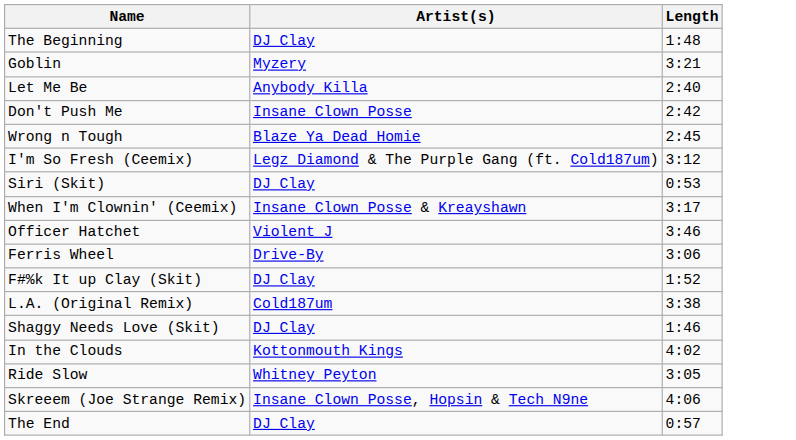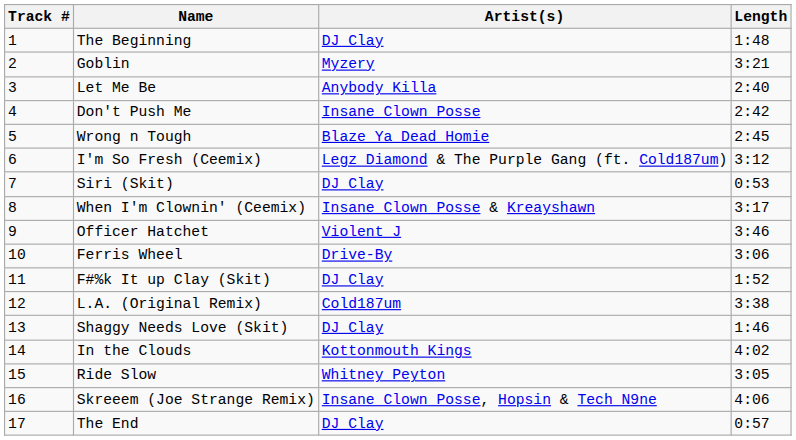+ column: (39, 17)
